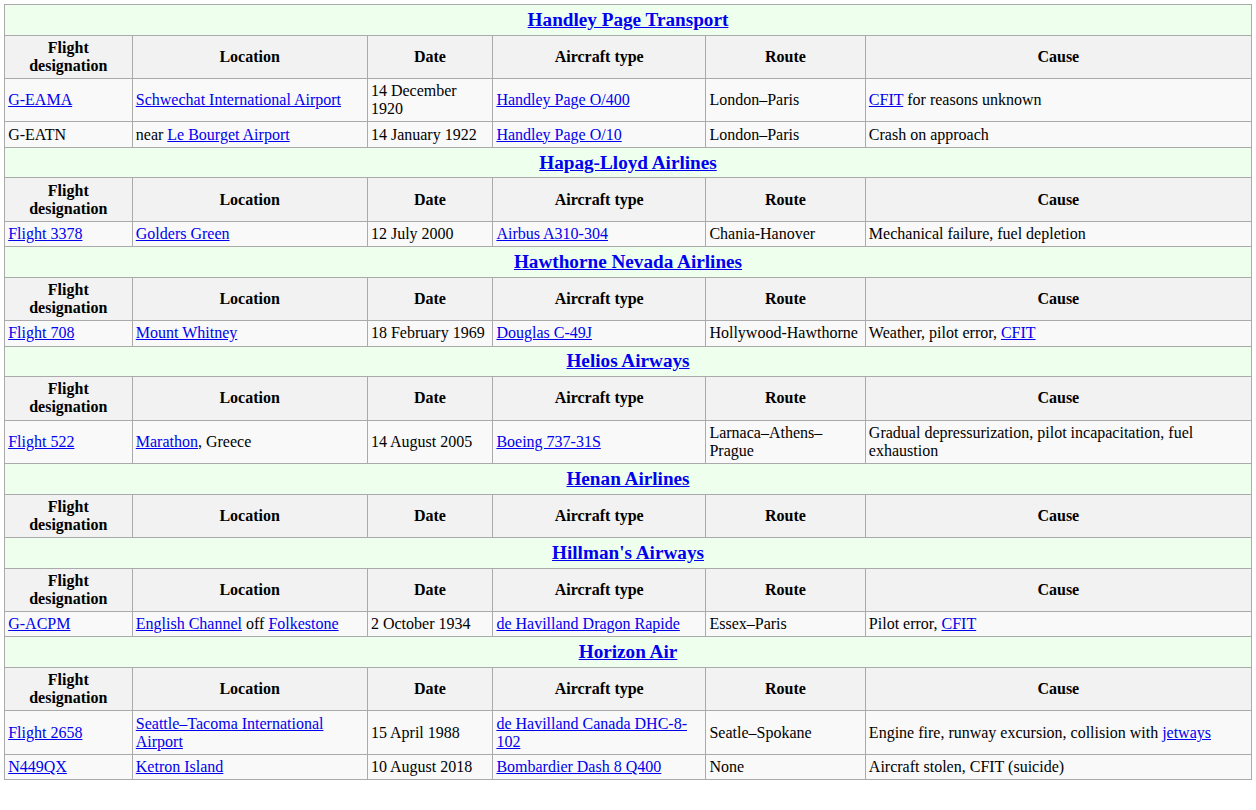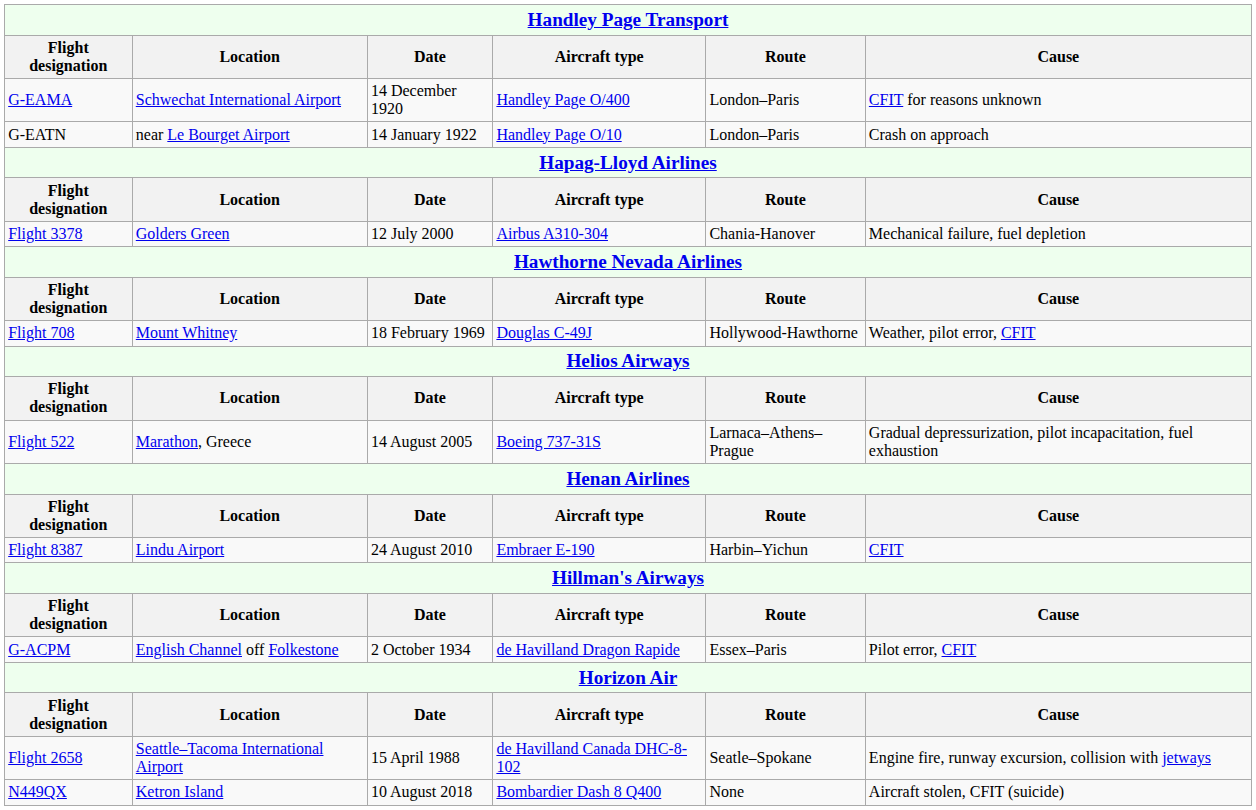+ row: (45, 550)
